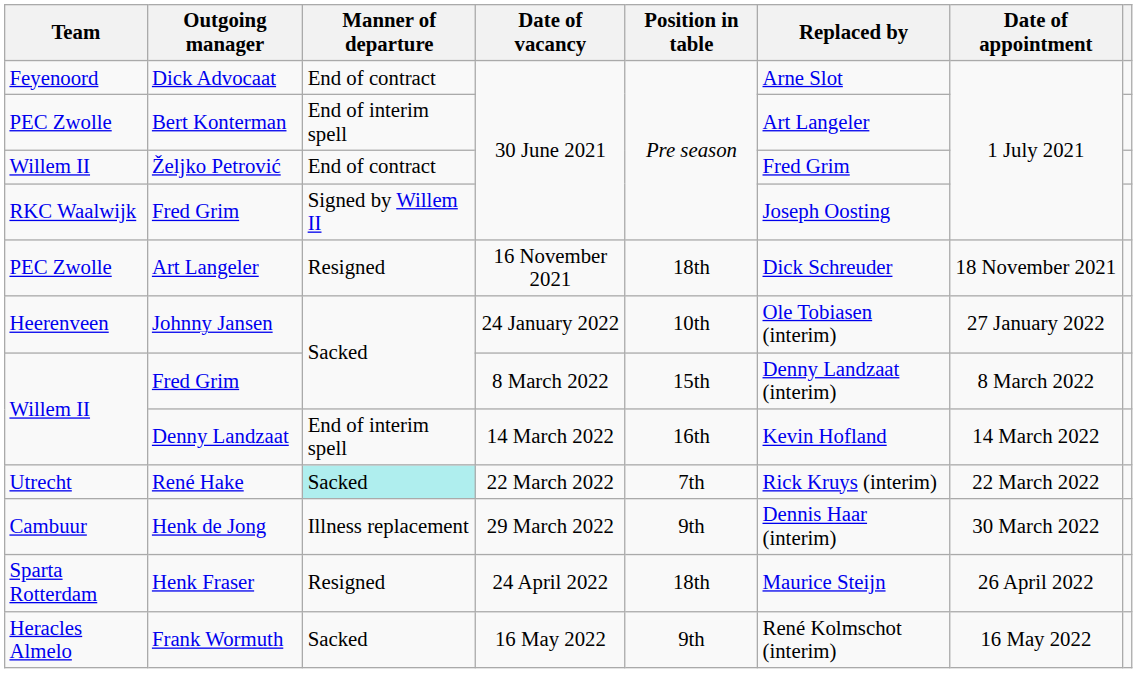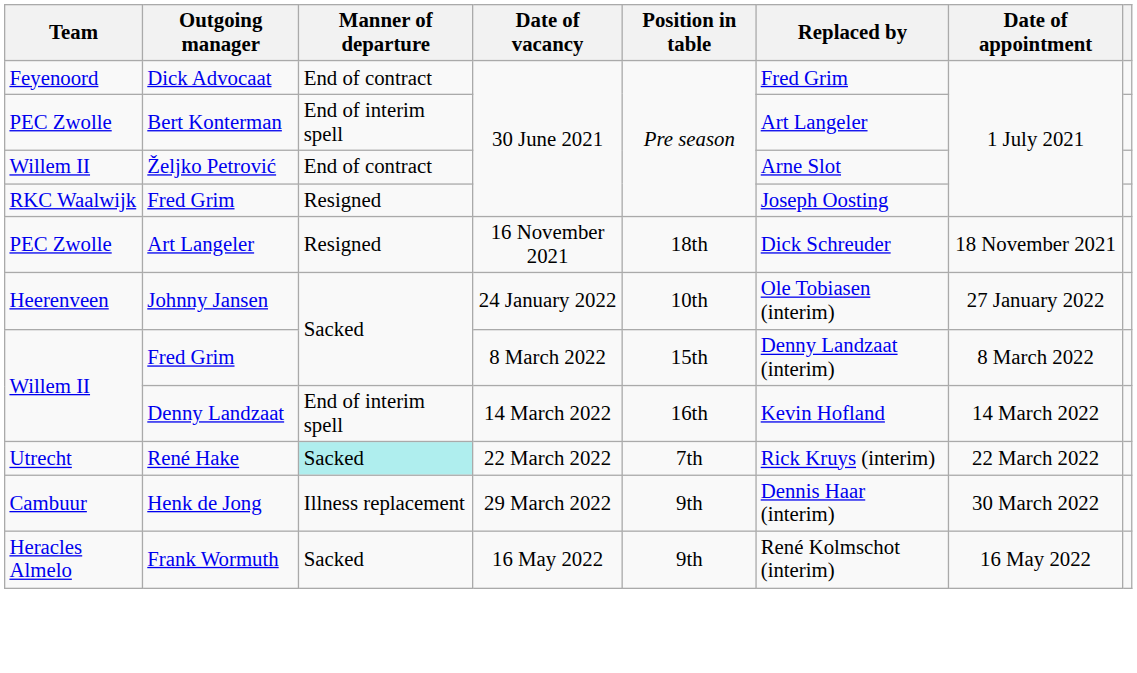(803, 77) Arne Slot -> (804, 77) Fred Grim
(806, 166) Fred Grim -> (801, 166) Arne Slot
(383, 211) Signed by Willem II -> (342, 199) Resigned
- row: (53, 582)
